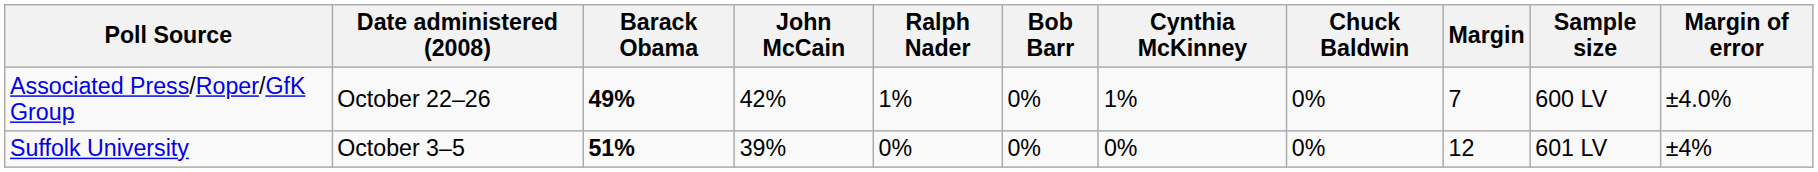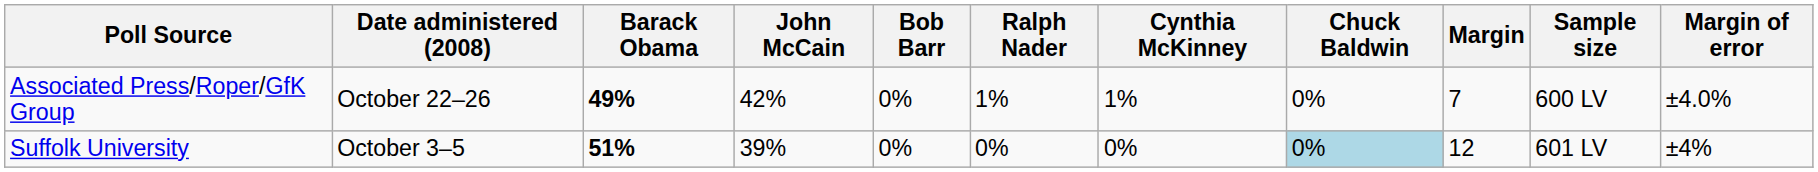columns swapped: (1050, 35) <-> (938, 35)
(1309, 148) no background -> (1309, 148) lightblue background
